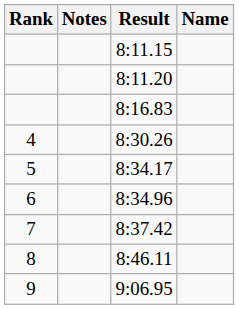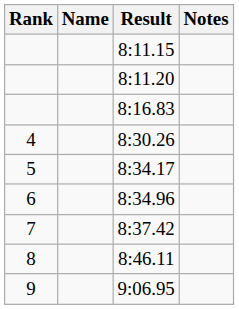columns swapped: (205, 19) <-> (84, 19)
